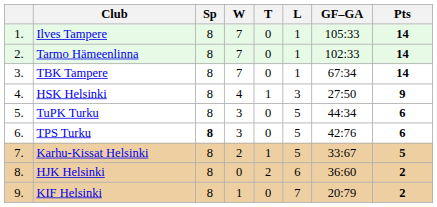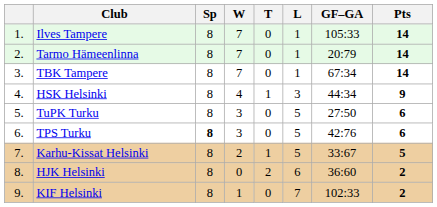(342, 53) 102:33 -> (342, 53) 20:79
(342, 93) 27:50 -> (342, 93) 44:34
(342, 113) 44:34 -> (342, 113) 27:50
(342, 192) 20:79 -> (342, 192) 102:33
